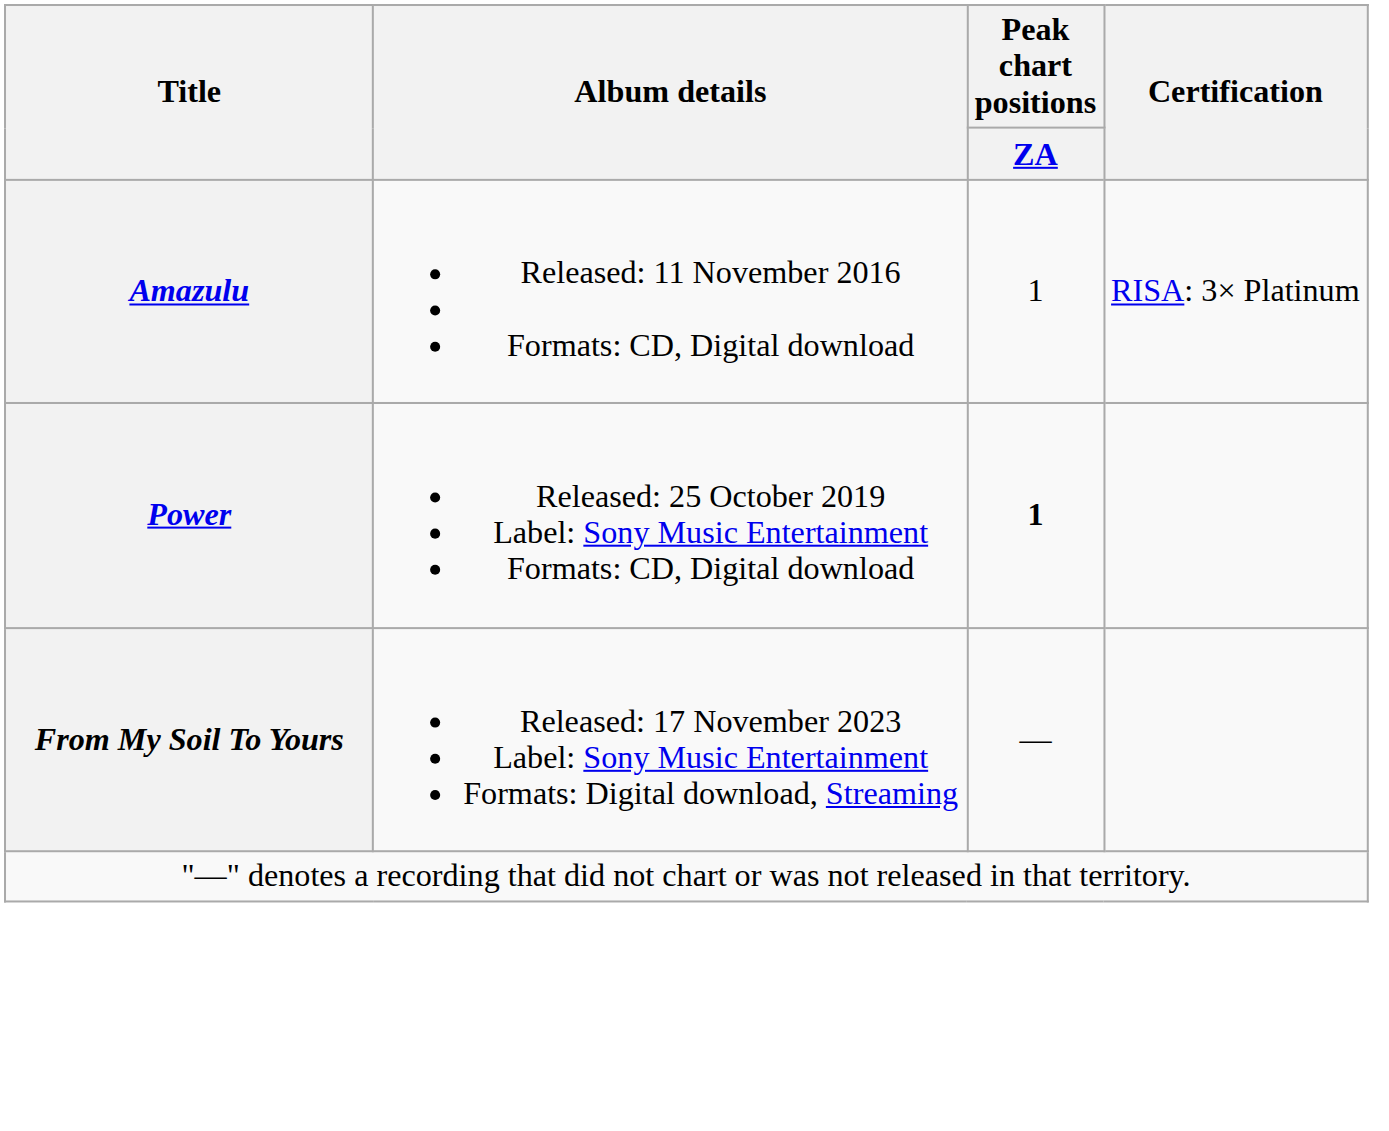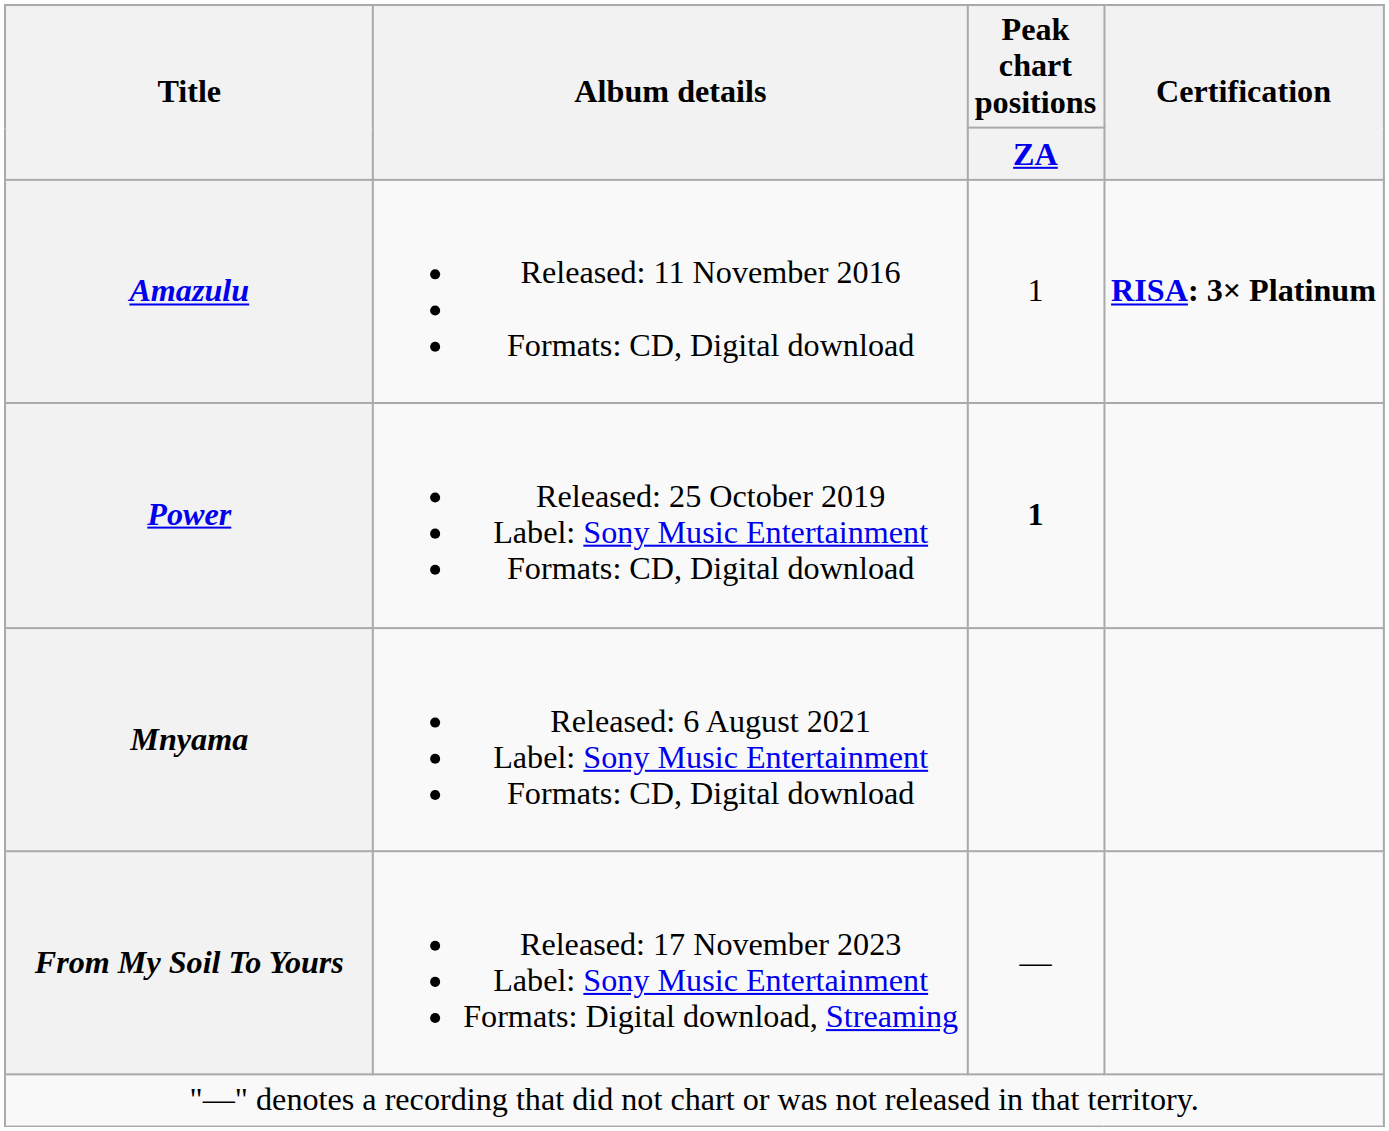(1235, 290) normal -> (1244, 290) bold
+ row: (189, 738)
